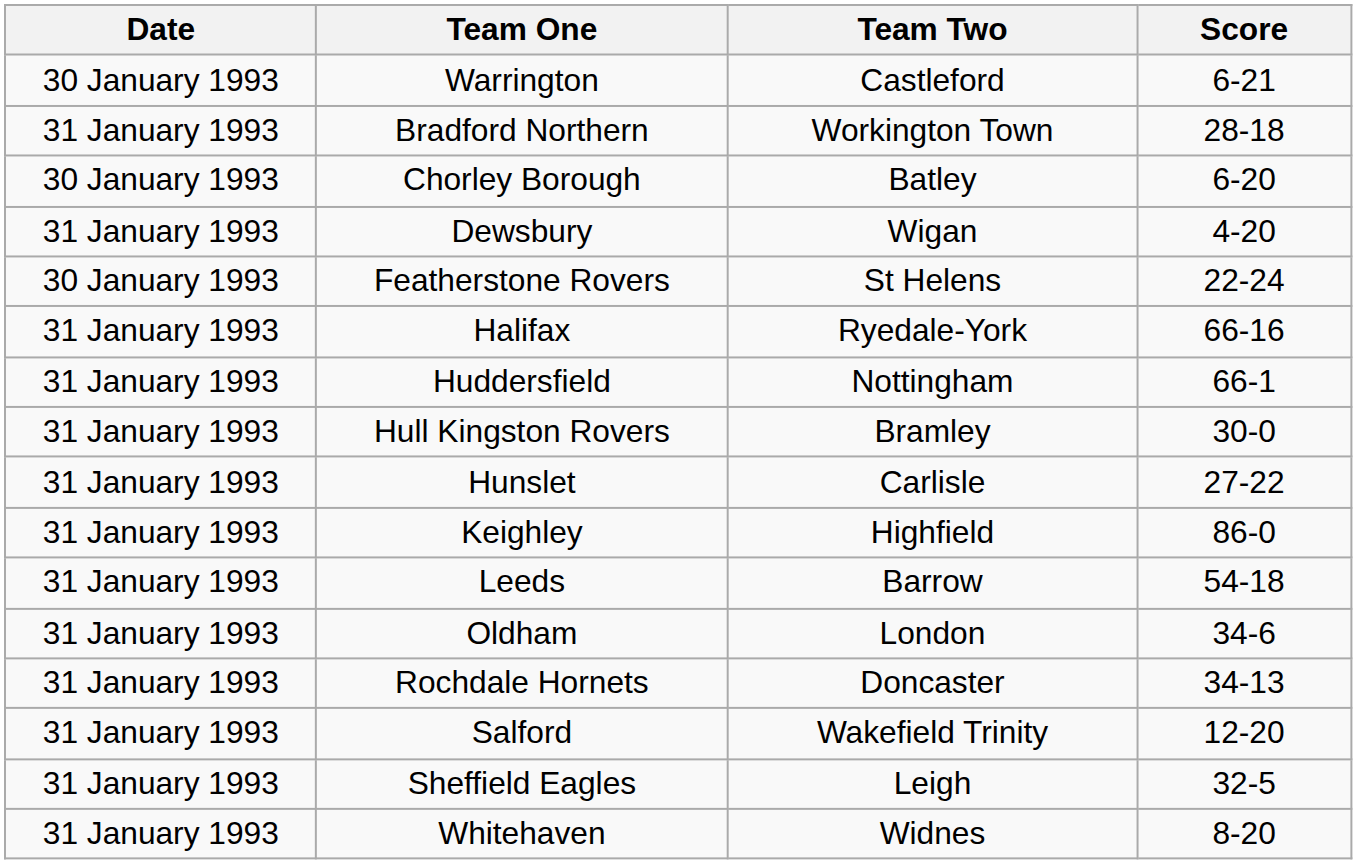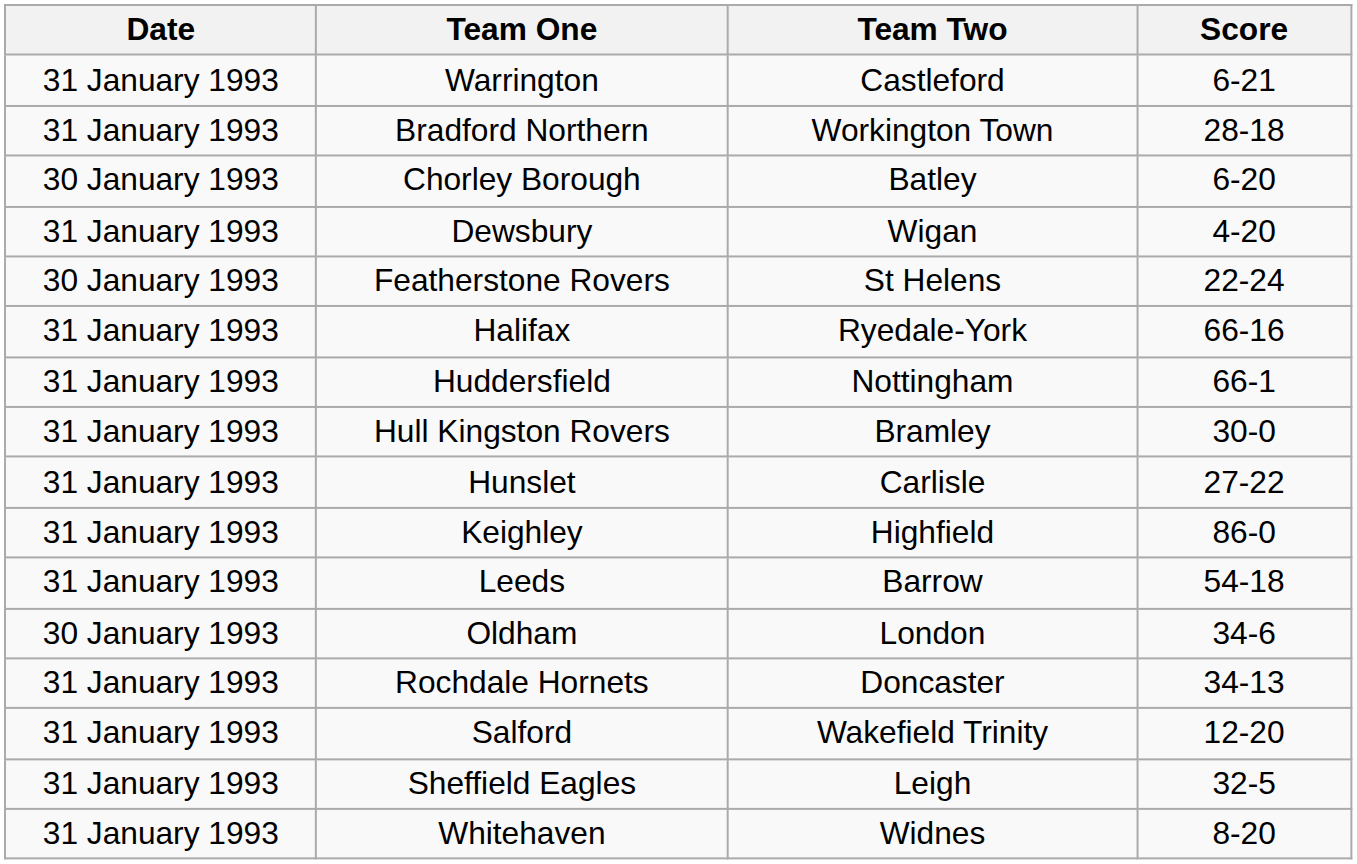(161, 79) 30 January 1993 -> (161, 79) 31 January 1993
(161, 632) 31 January 1993 -> (161, 632) 30 January 1993
